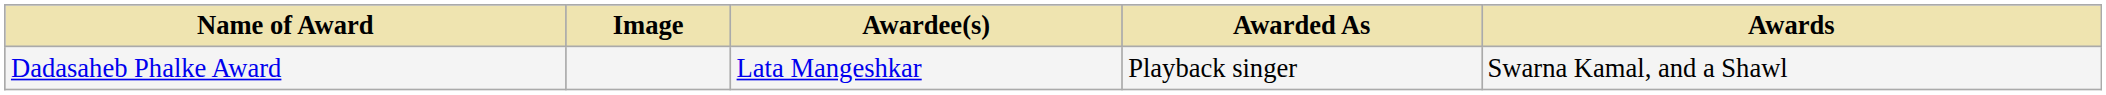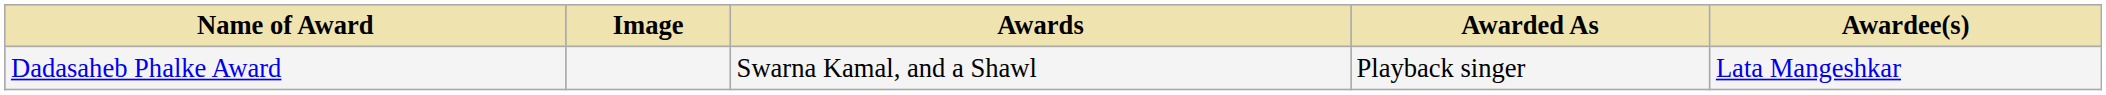columns swapped: (926, 25) <-> (1791, 25)
